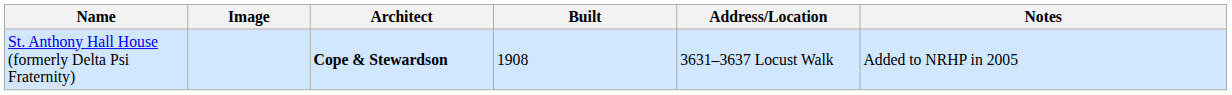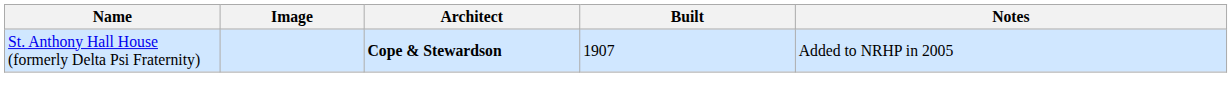- column: (768, 16)
(513, 59) 1908 -> (599, 50) 1907
